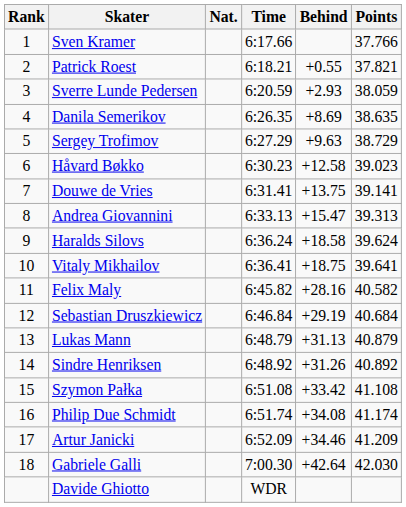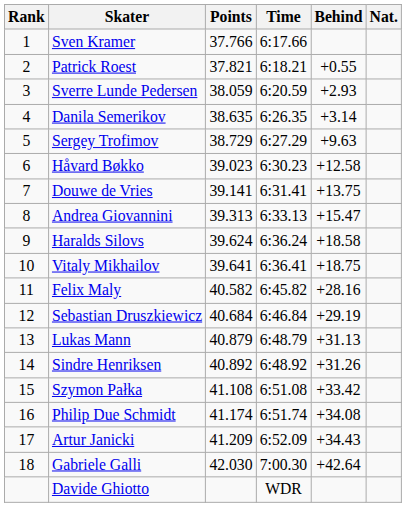columns swapped: (224, 16) <-> (376, 16)
(324, 116) +8.69 -> (338, 116) +3.14
(324, 439) +34.46 -> (338, 439) +34.43
